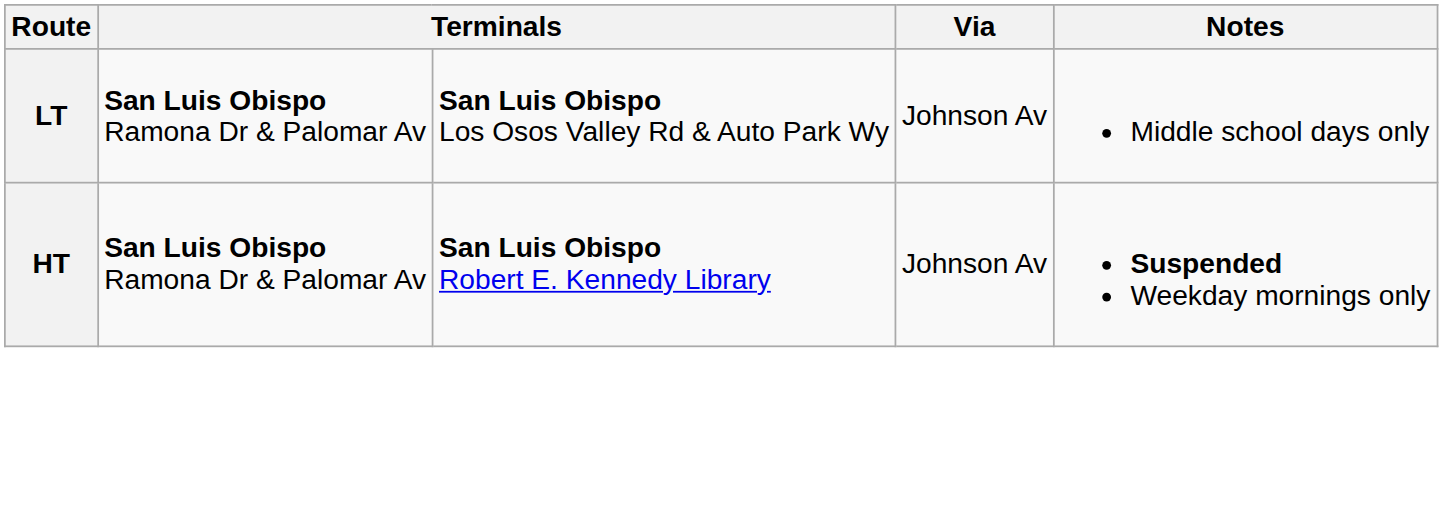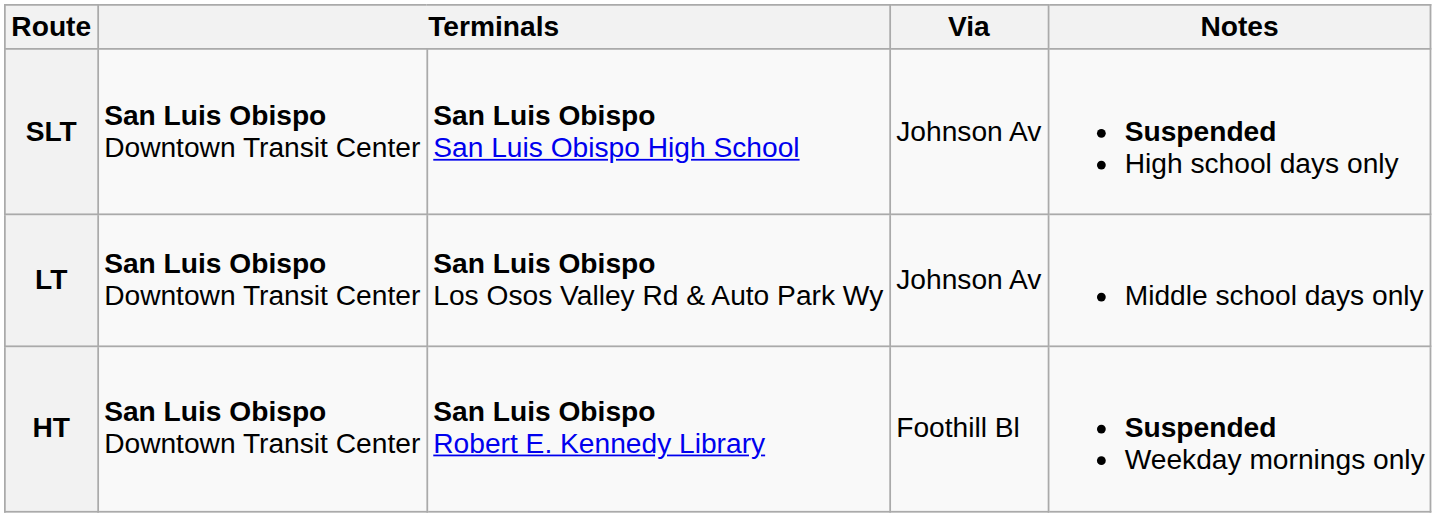+ row: (51, 131)
(265, 115) San Luis Obispo Ramona Dr & Palomar Av -> (262, 279) San Luis Obispo Downtown Transit Center
(265, 263) San Luis Obispo Ramona Dr & Palomar Av -> (262, 428) San Luis Obispo Downtown Transit Center
(975, 263) Johnson Av -> (958, 428) Foothill Bl
